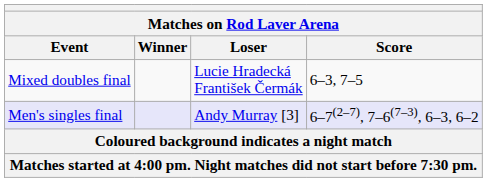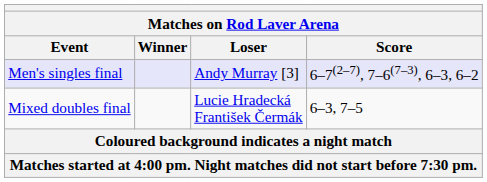rows swapped: (69, 80) <-> (65, 115)
